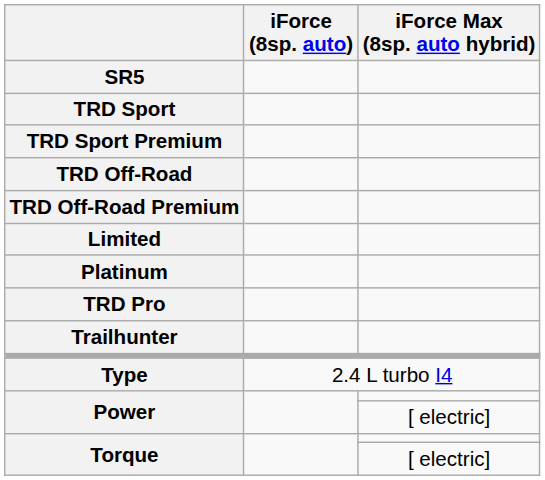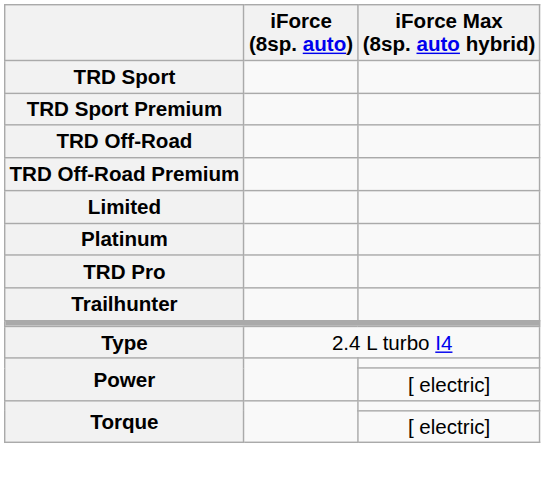- row: (124, 77)
